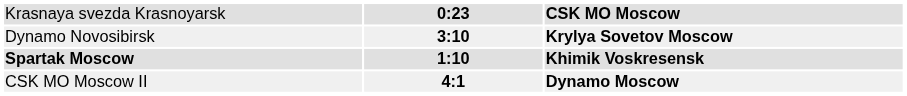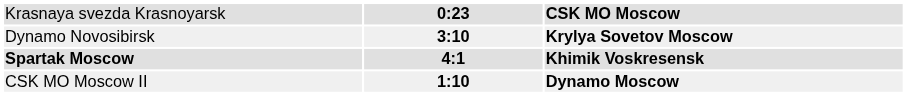(453, 59) 1:10 -> (453, 59) 4:1
(453, 81) 4:1 -> (453, 81) 1:10
